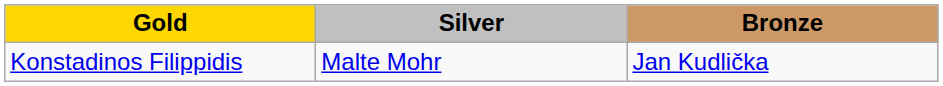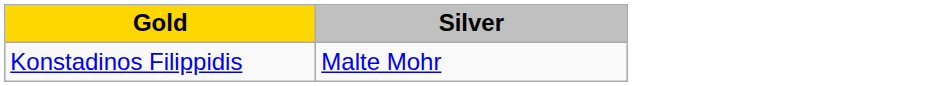- column: (782, 23)
